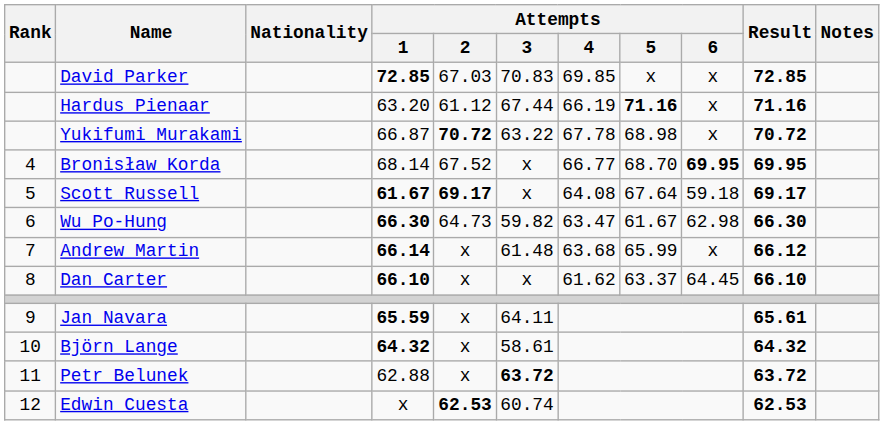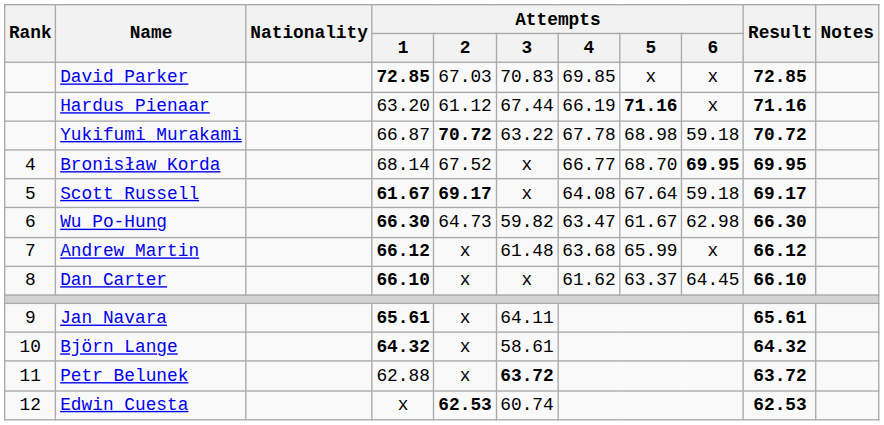(713, 135) x -> (713, 135) 59.18
(403, 251) 66.14 -> (403, 251) 66.12
(403, 318) 65.59 -> (403, 318) 65.61
